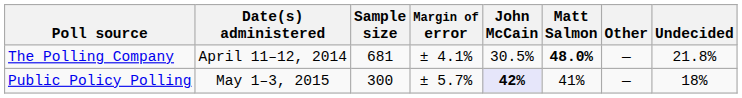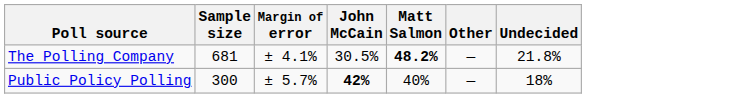- column: (273, 25)
(571, 57) 48.0% -> (416, 57) 48.2%
(512, 81) lavender background -> (356, 81) no background
(571, 81) 41% -> (416, 81) 40%
